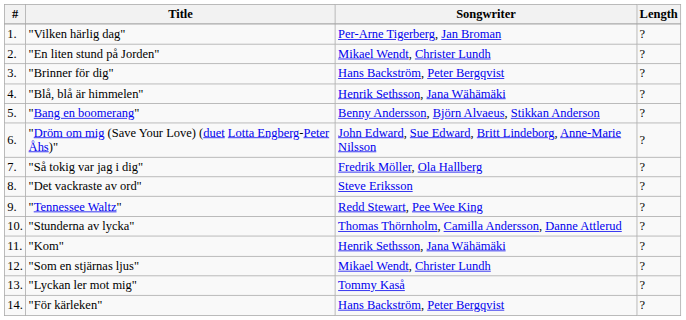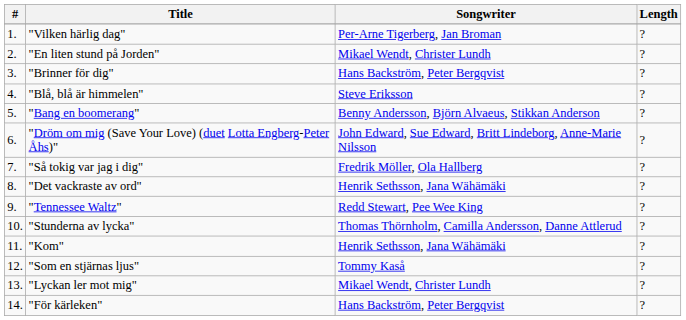(422, 93) Henrik Sethsson, Jana Wähämäki -> (375, 93) Steve Eriksson
(375, 186) Steve Eriksson -> (422, 186) Henrik Sethsson, Jana Wähämäki
(414, 265) Mikael Wendt, Christer Lundh -> (371, 265) Tommy Kaså
(371, 285) Tommy Kaså -> (414, 285) Mikael Wendt, Christer Lundh
